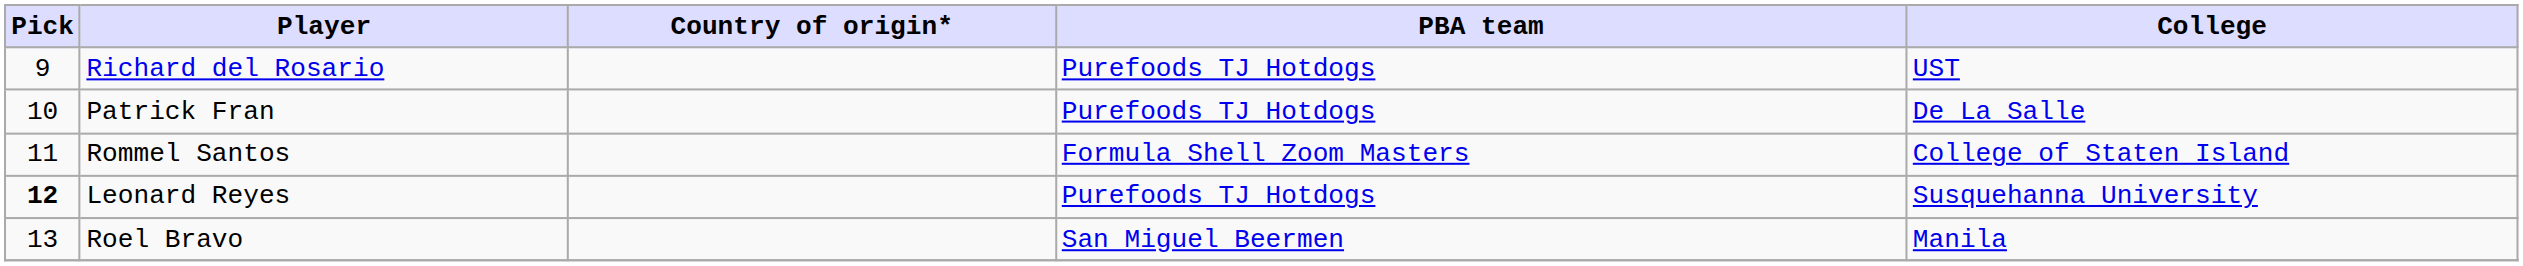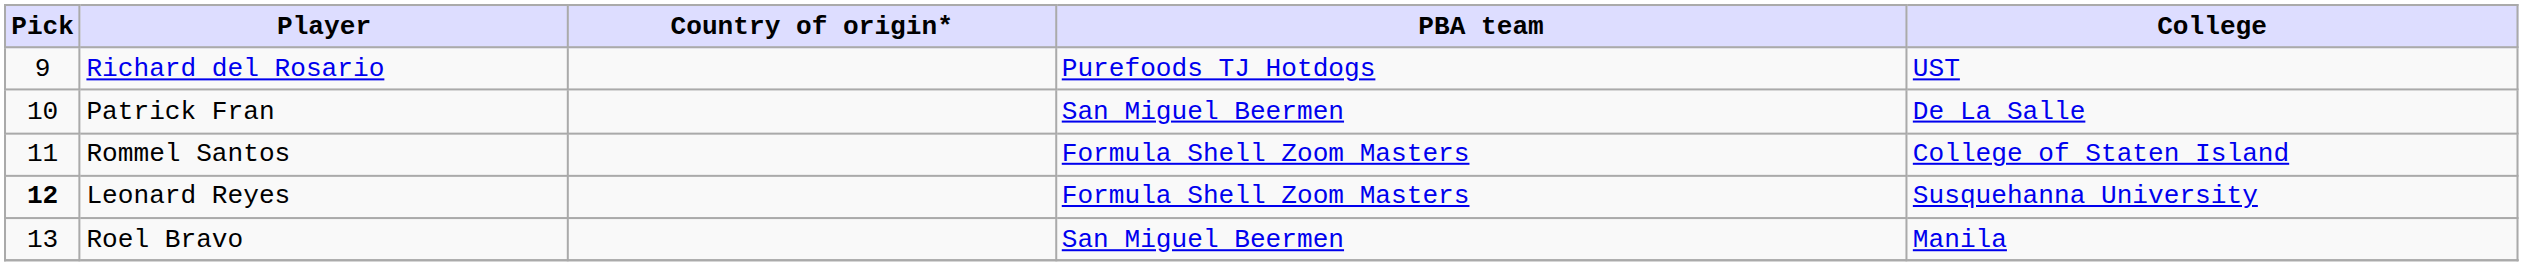(1219, 111) Purefoods TJ Hotdogs -> (1203, 111) San Miguel Beermen
(1219, 197) Purefoods TJ Hotdogs -> (1266, 197) Formula Shell Zoom Masters
